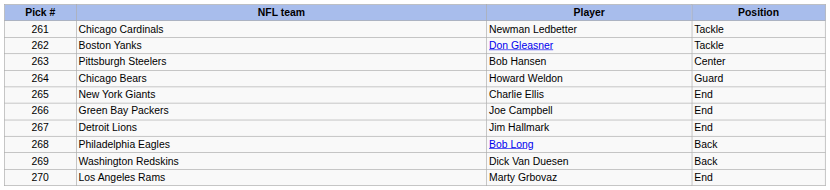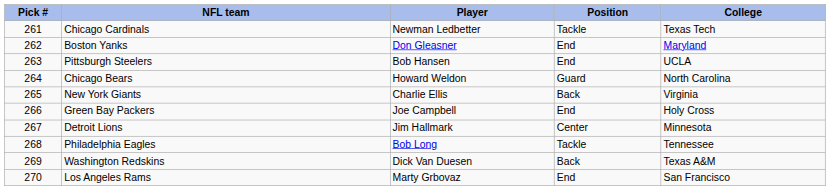+ column: (743, 12)
(709, 45) Tackle -> (566, 45) End
(710, 62) Center -> (566, 62) End
(704, 95) End -> (568, 95) Back
(704, 128) End -> (572, 128) Center
(706, 144) Back -> (571, 144) Tackle
